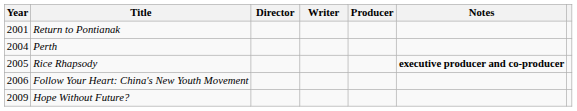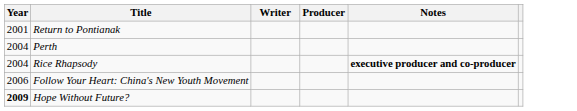- column: (275, 13)
(18, 64) 2005 -> (18, 64) 2004
(18, 98) normal -> (18, 98) bold
